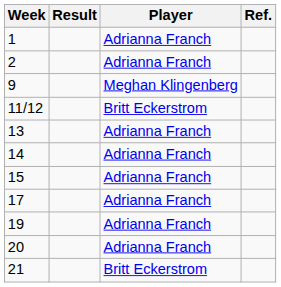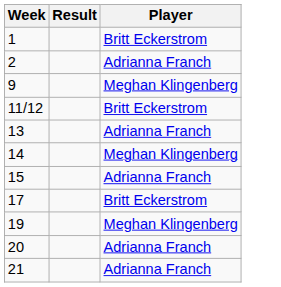- column: (258, 16)
(157, 39) Adrianna Franch -> (155, 39) Britt Eckerstrom
(157, 154) Adrianna Franch -> (171, 154) Meghan Klingenberg
(157, 200) Adrianna Franch -> (155, 200) Britt Eckerstrom
(157, 223) Adrianna Franch -> (171, 223) Meghan Klingenberg
(155, 270) Britt Eckerstrom -> (157, 270) Adrianna Franch
